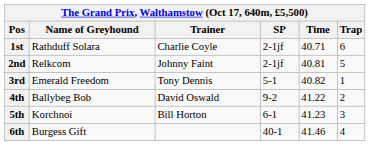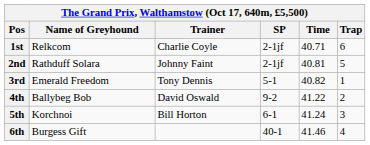(66, 47) Rathduff Solara -> (51, 47) Relkcom
(51, 64) Relkcom -> (66, 64) Rathduff Solara
(313, 115) 41.23 -> (313, 115) 41.24
